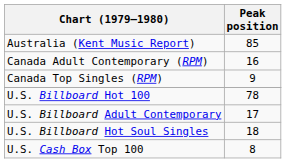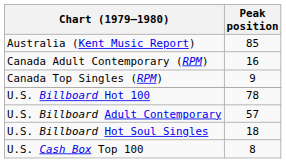(253, 114) 17 -> (253, 114) 57
